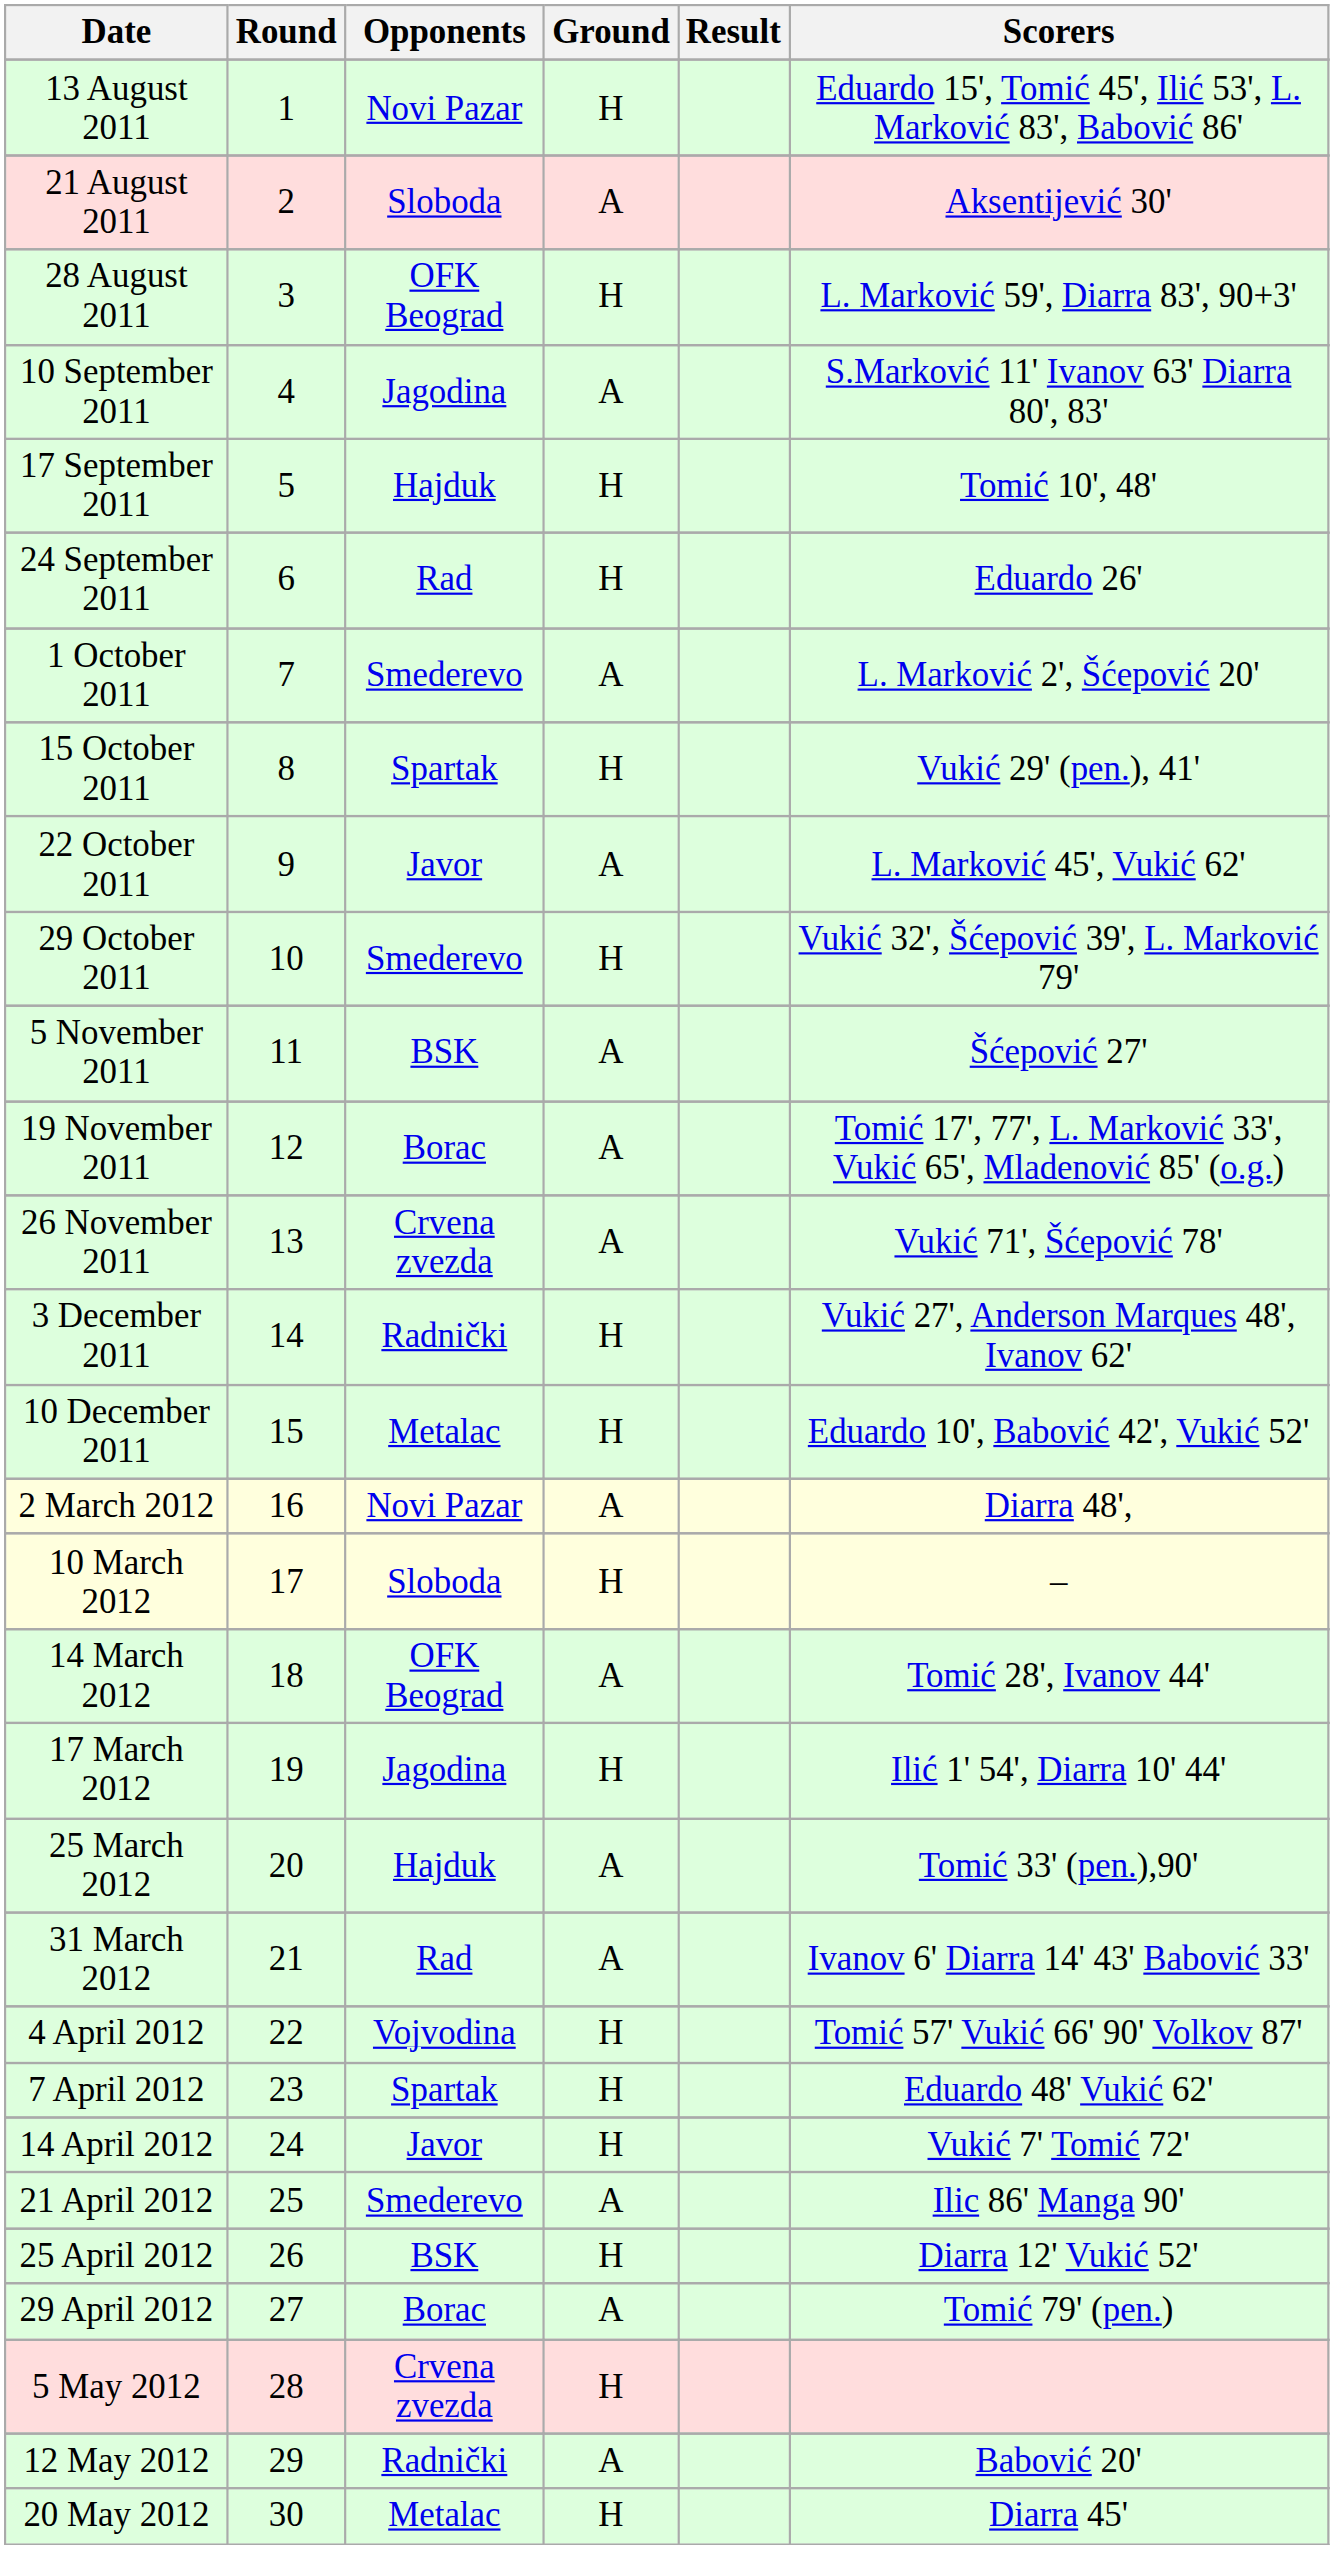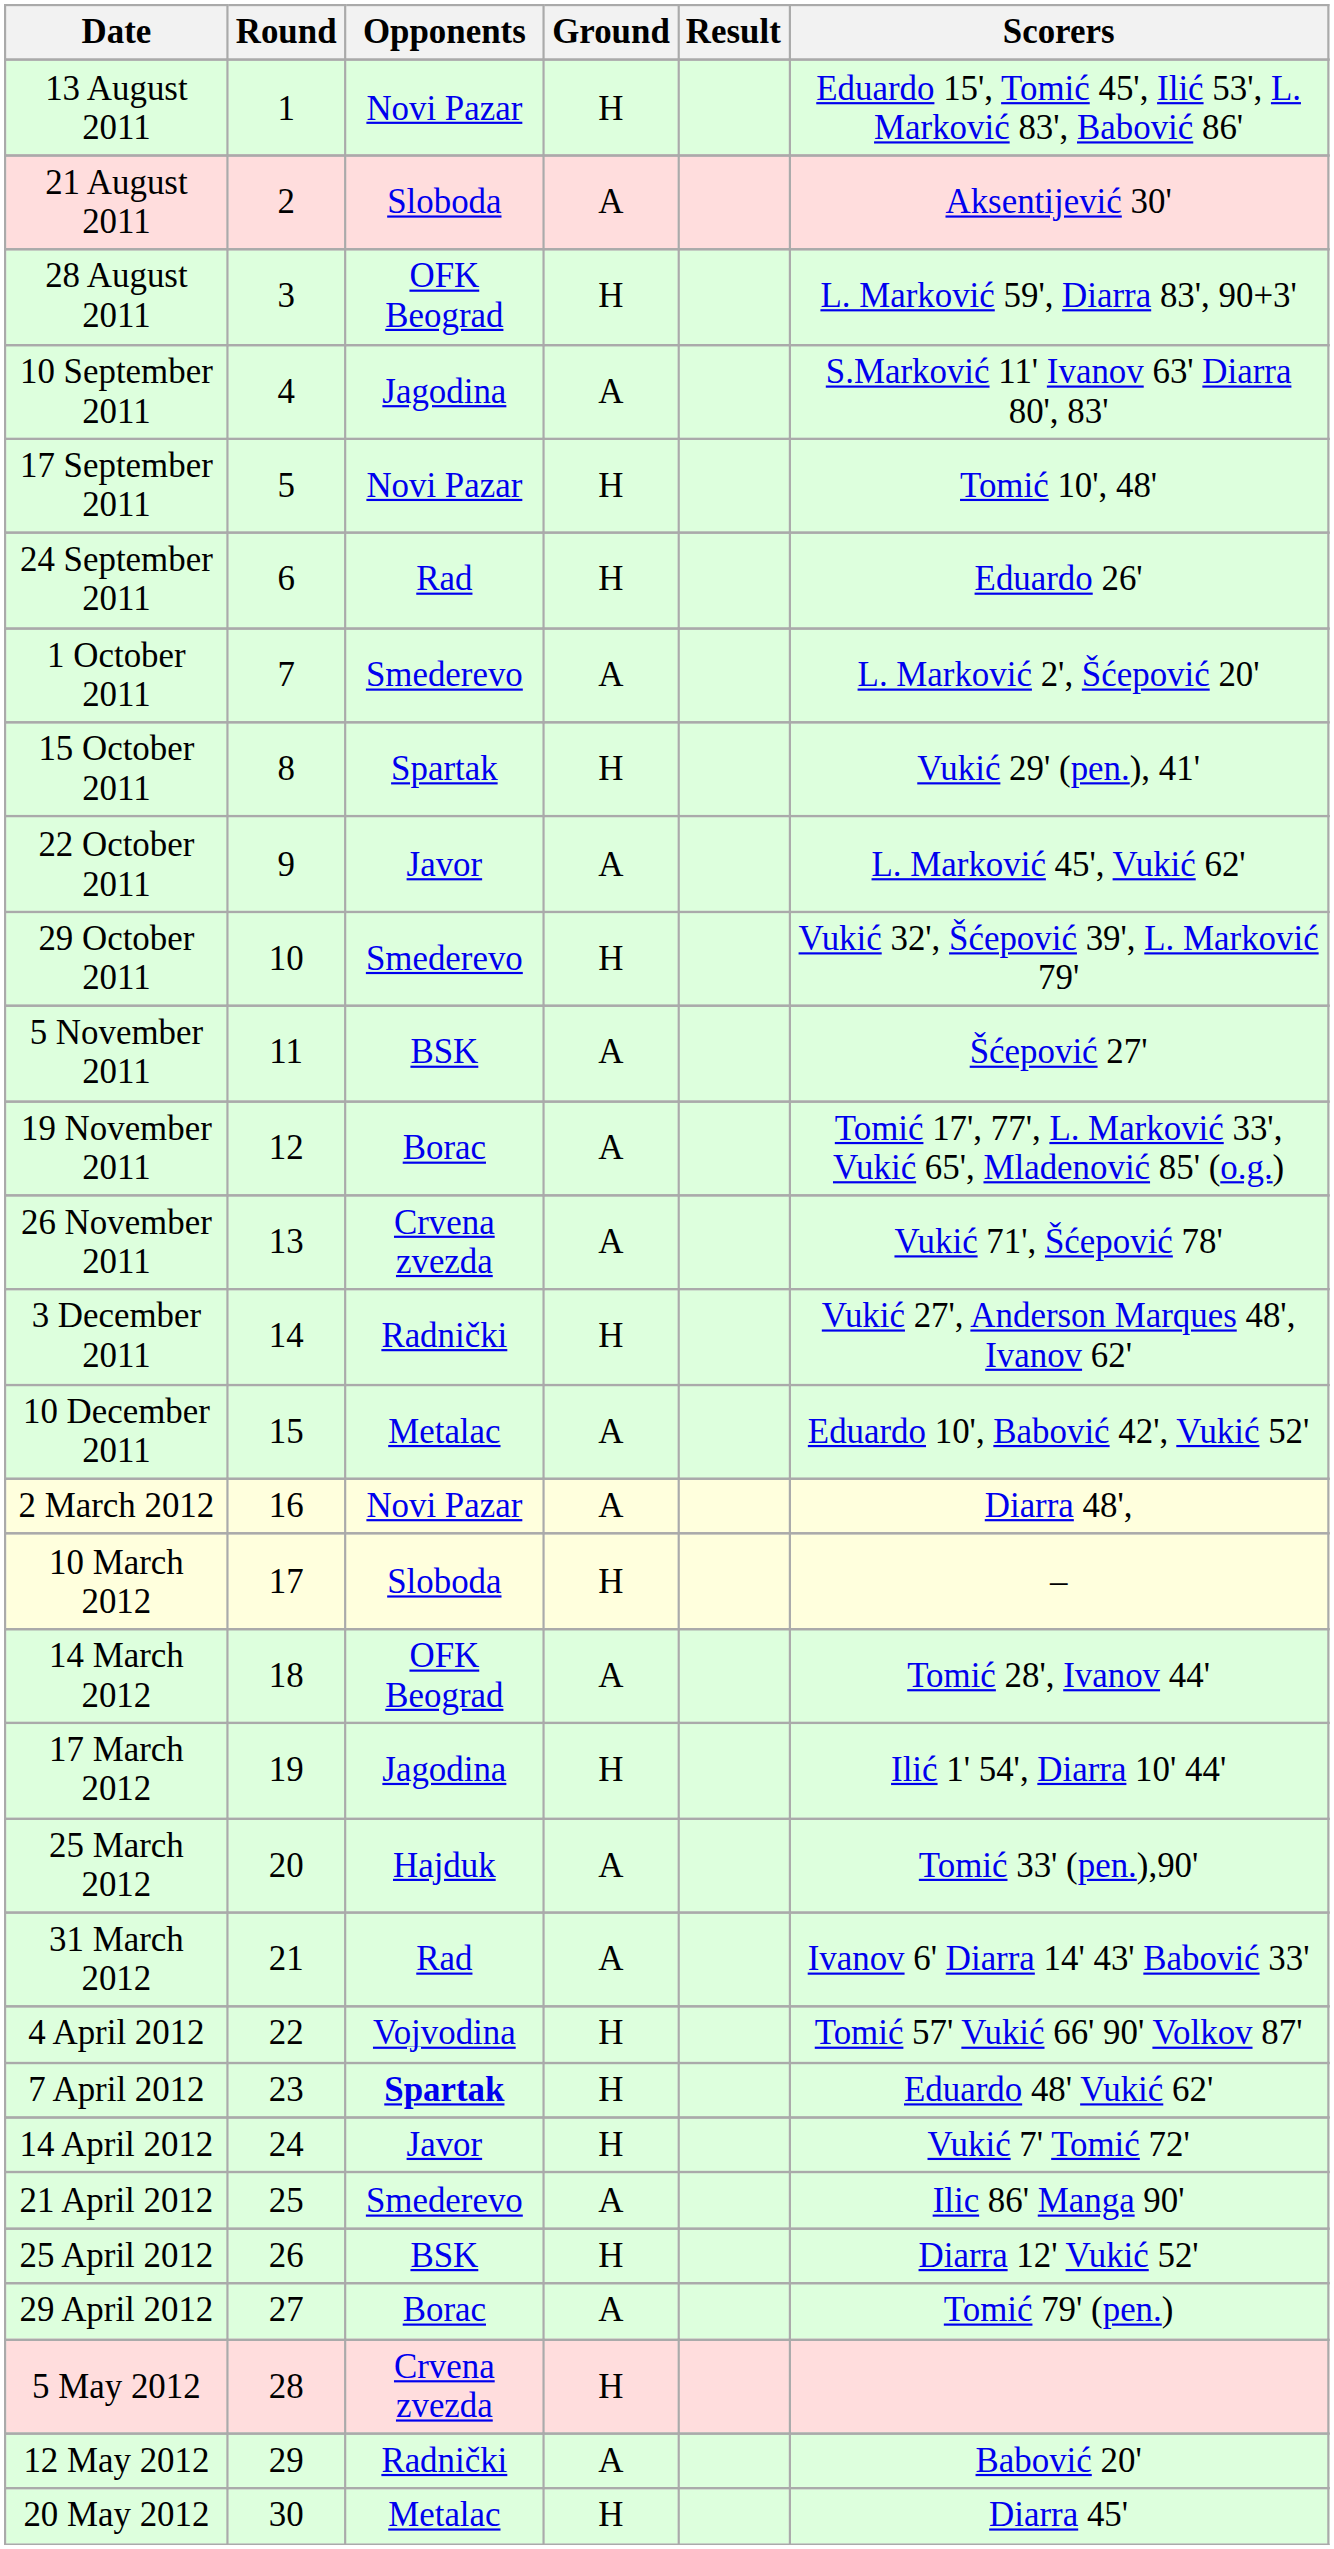(444, 485) Hajduk -> (444, 485) Novi Pazar
(611, 1430) H -> (611, 1430) A
(444, 2089) normal -> (444, 2089) bold
